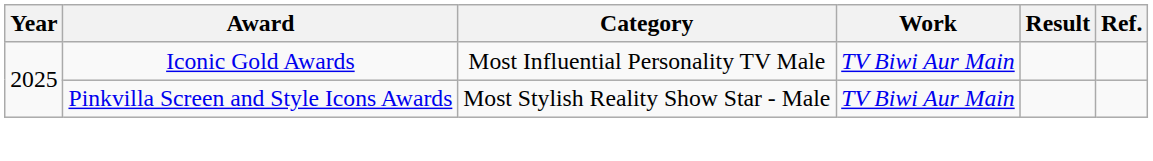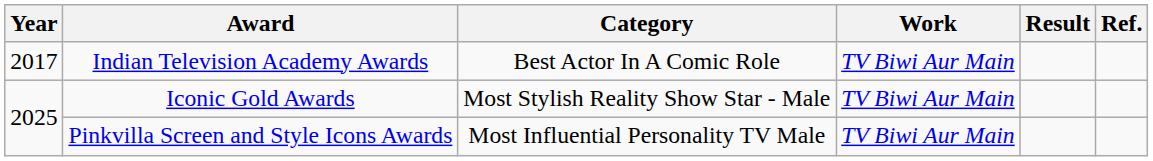+ row: (260, 60)
(647, 60) Most Influential Personality TV Male -> (647, 98) Most Stylish Reality Show Star - Male
(647, 98) Most Stylish Reality Show Star - Male -> (647, 135) Most Influential Personality TV Male
